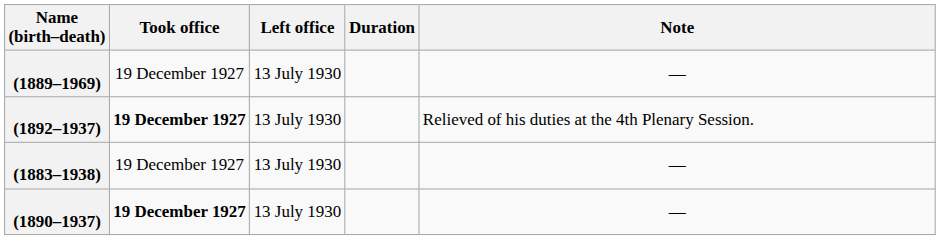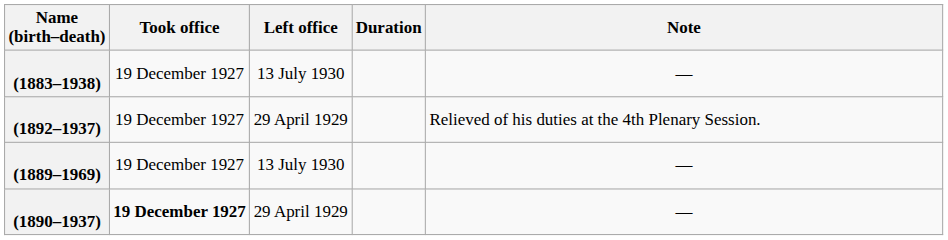rows swapped: (57, 83) <-> (57, 174)
(180, 119) bold -> (180, 119) normal
(297, 119) 13 July 1930 -> (301, 119) 29 April 1929
(297, 211) 13 July 1930 -> (301, 211) 29 April 1929
